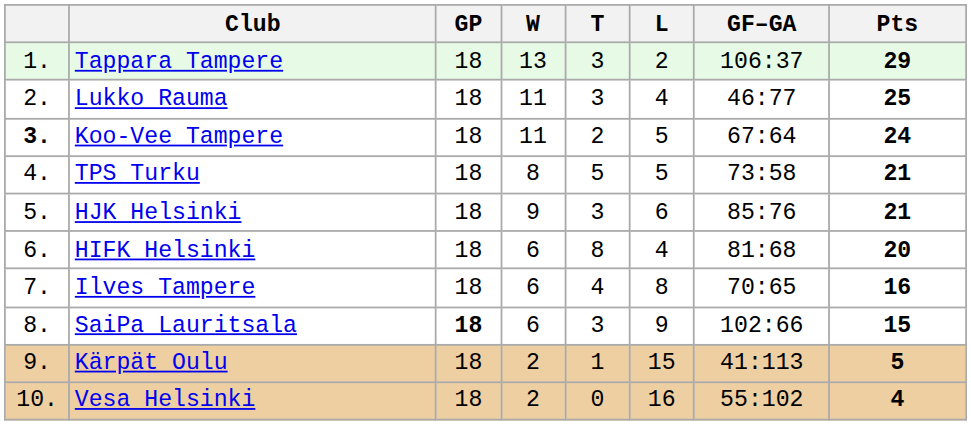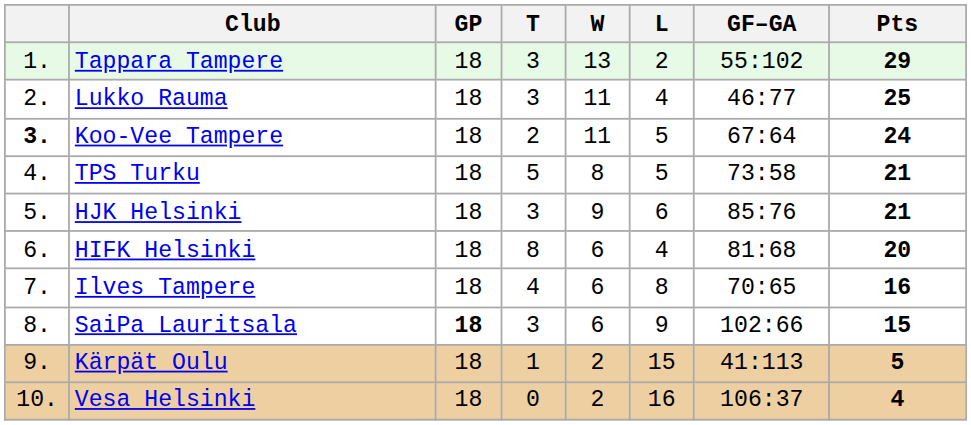columns swapped: (533, 24) <-> (597, 24)
(762, 61) 106:37 -> (762, 61) 55:102
(762, 401) 55:102 -> (762, 401) 106:37
